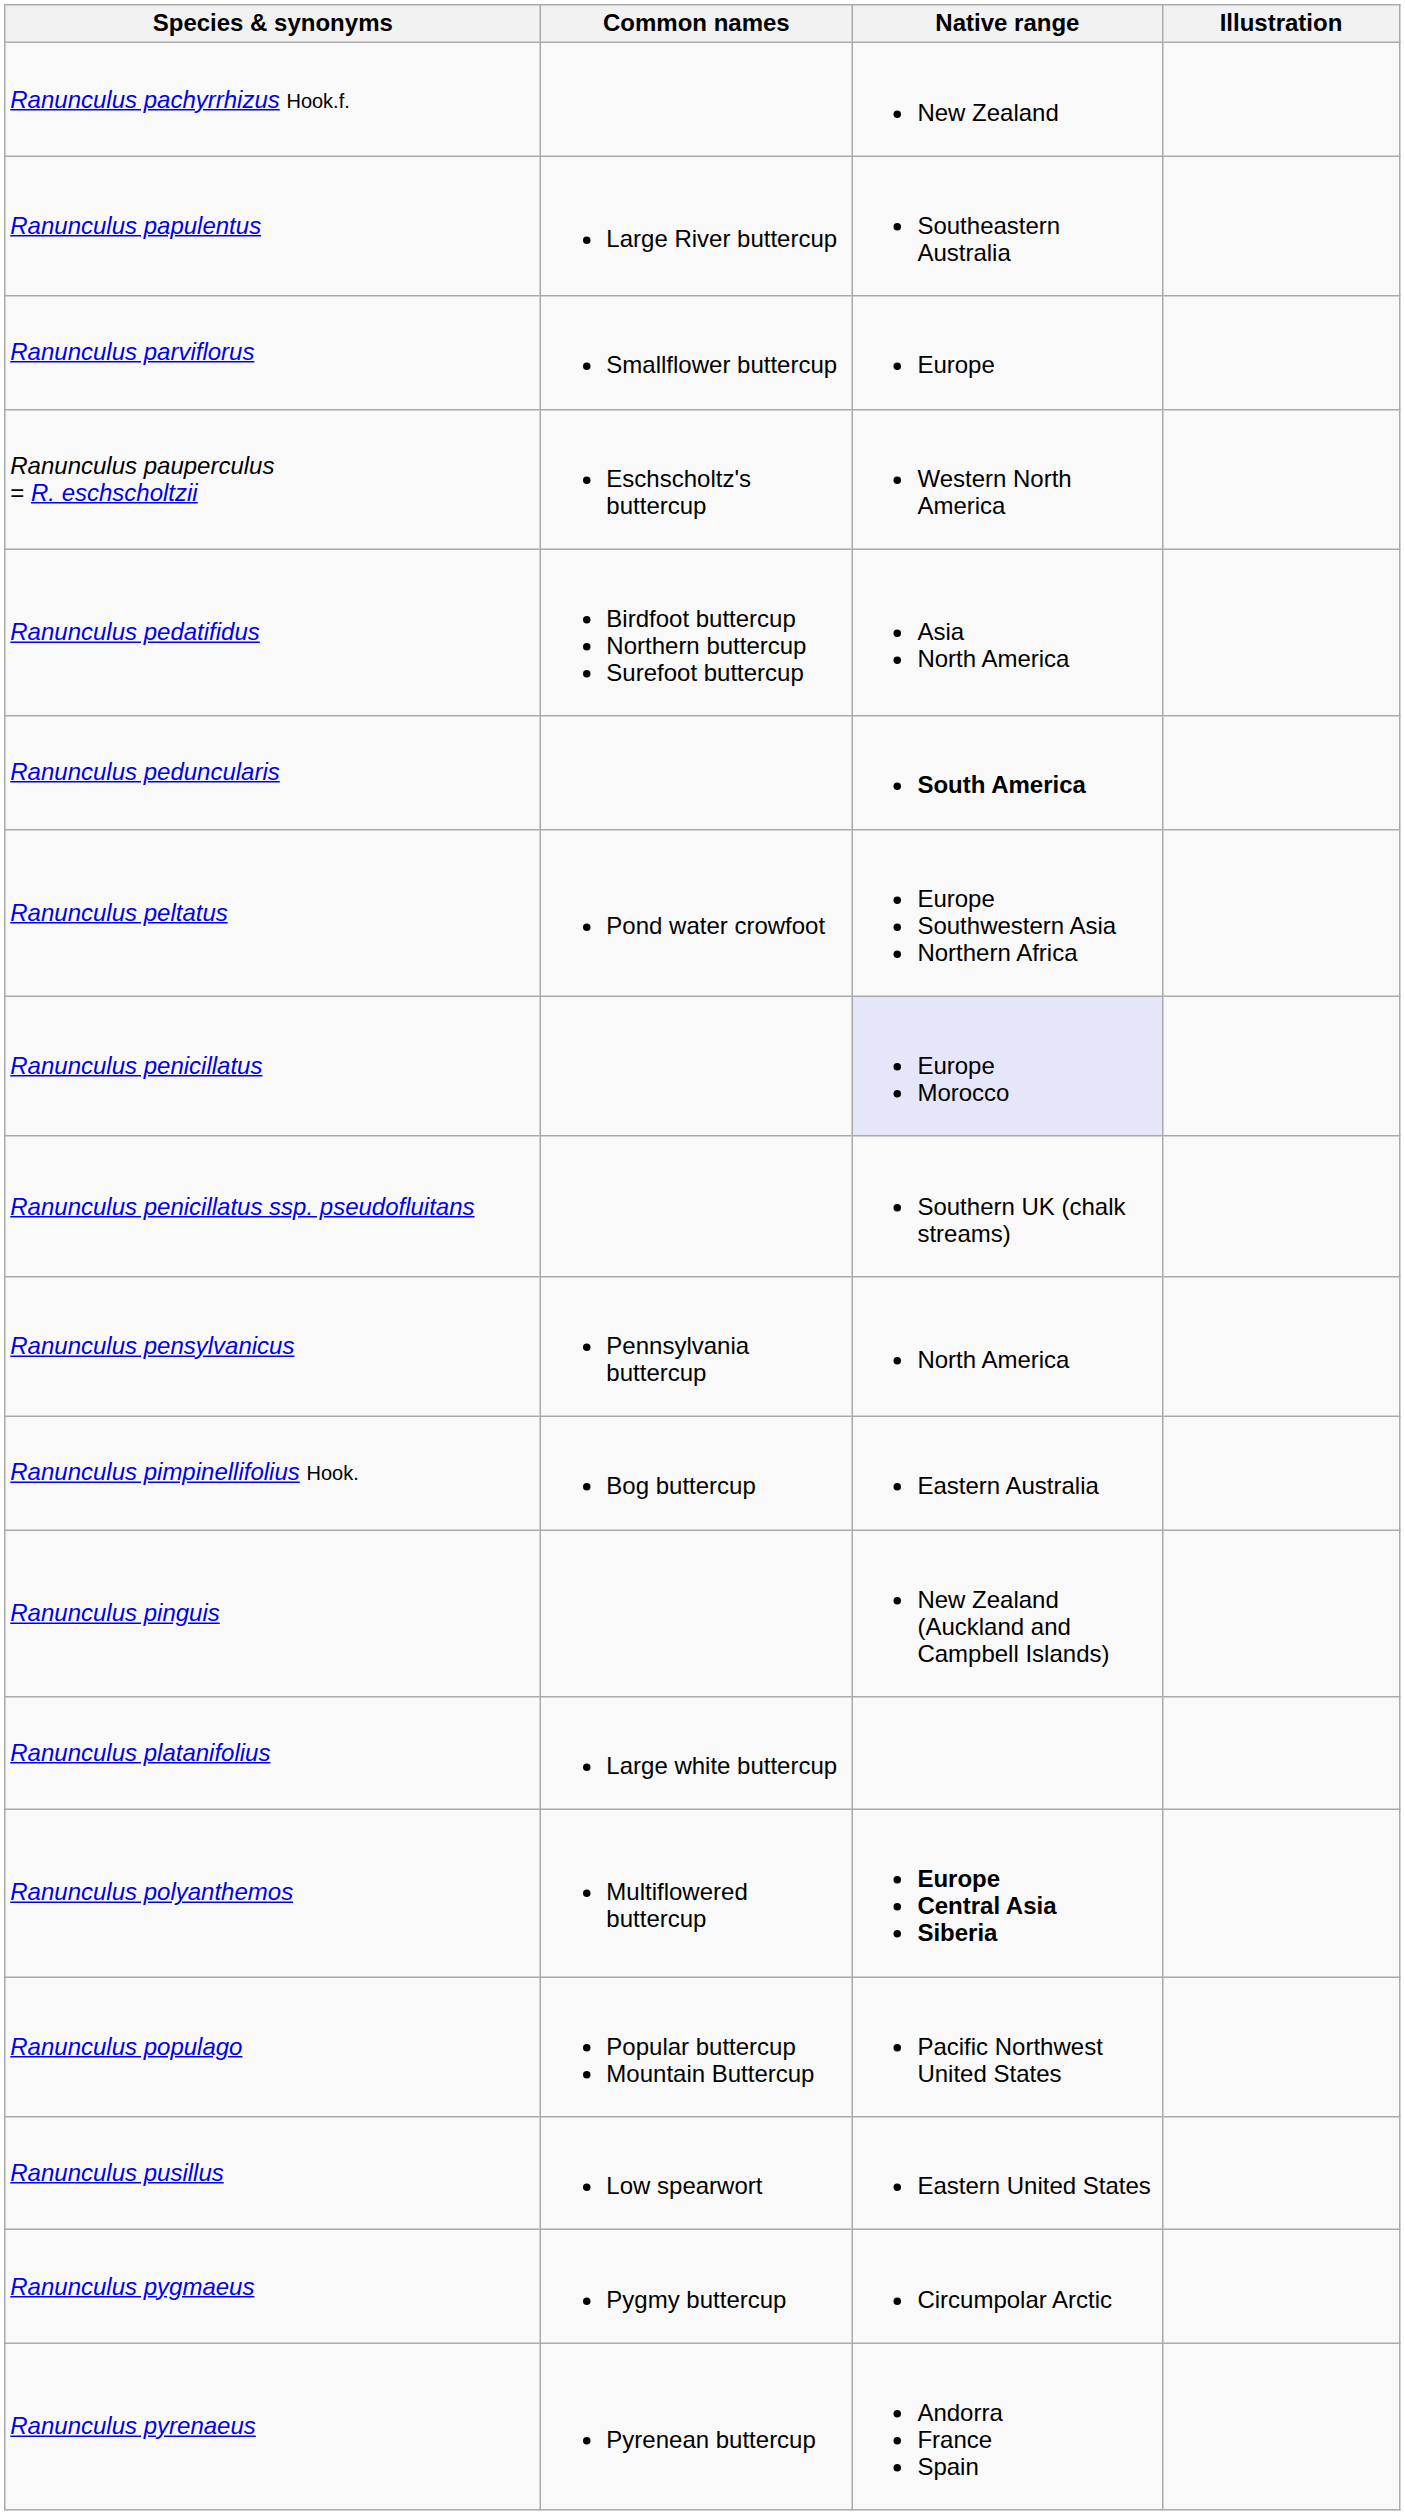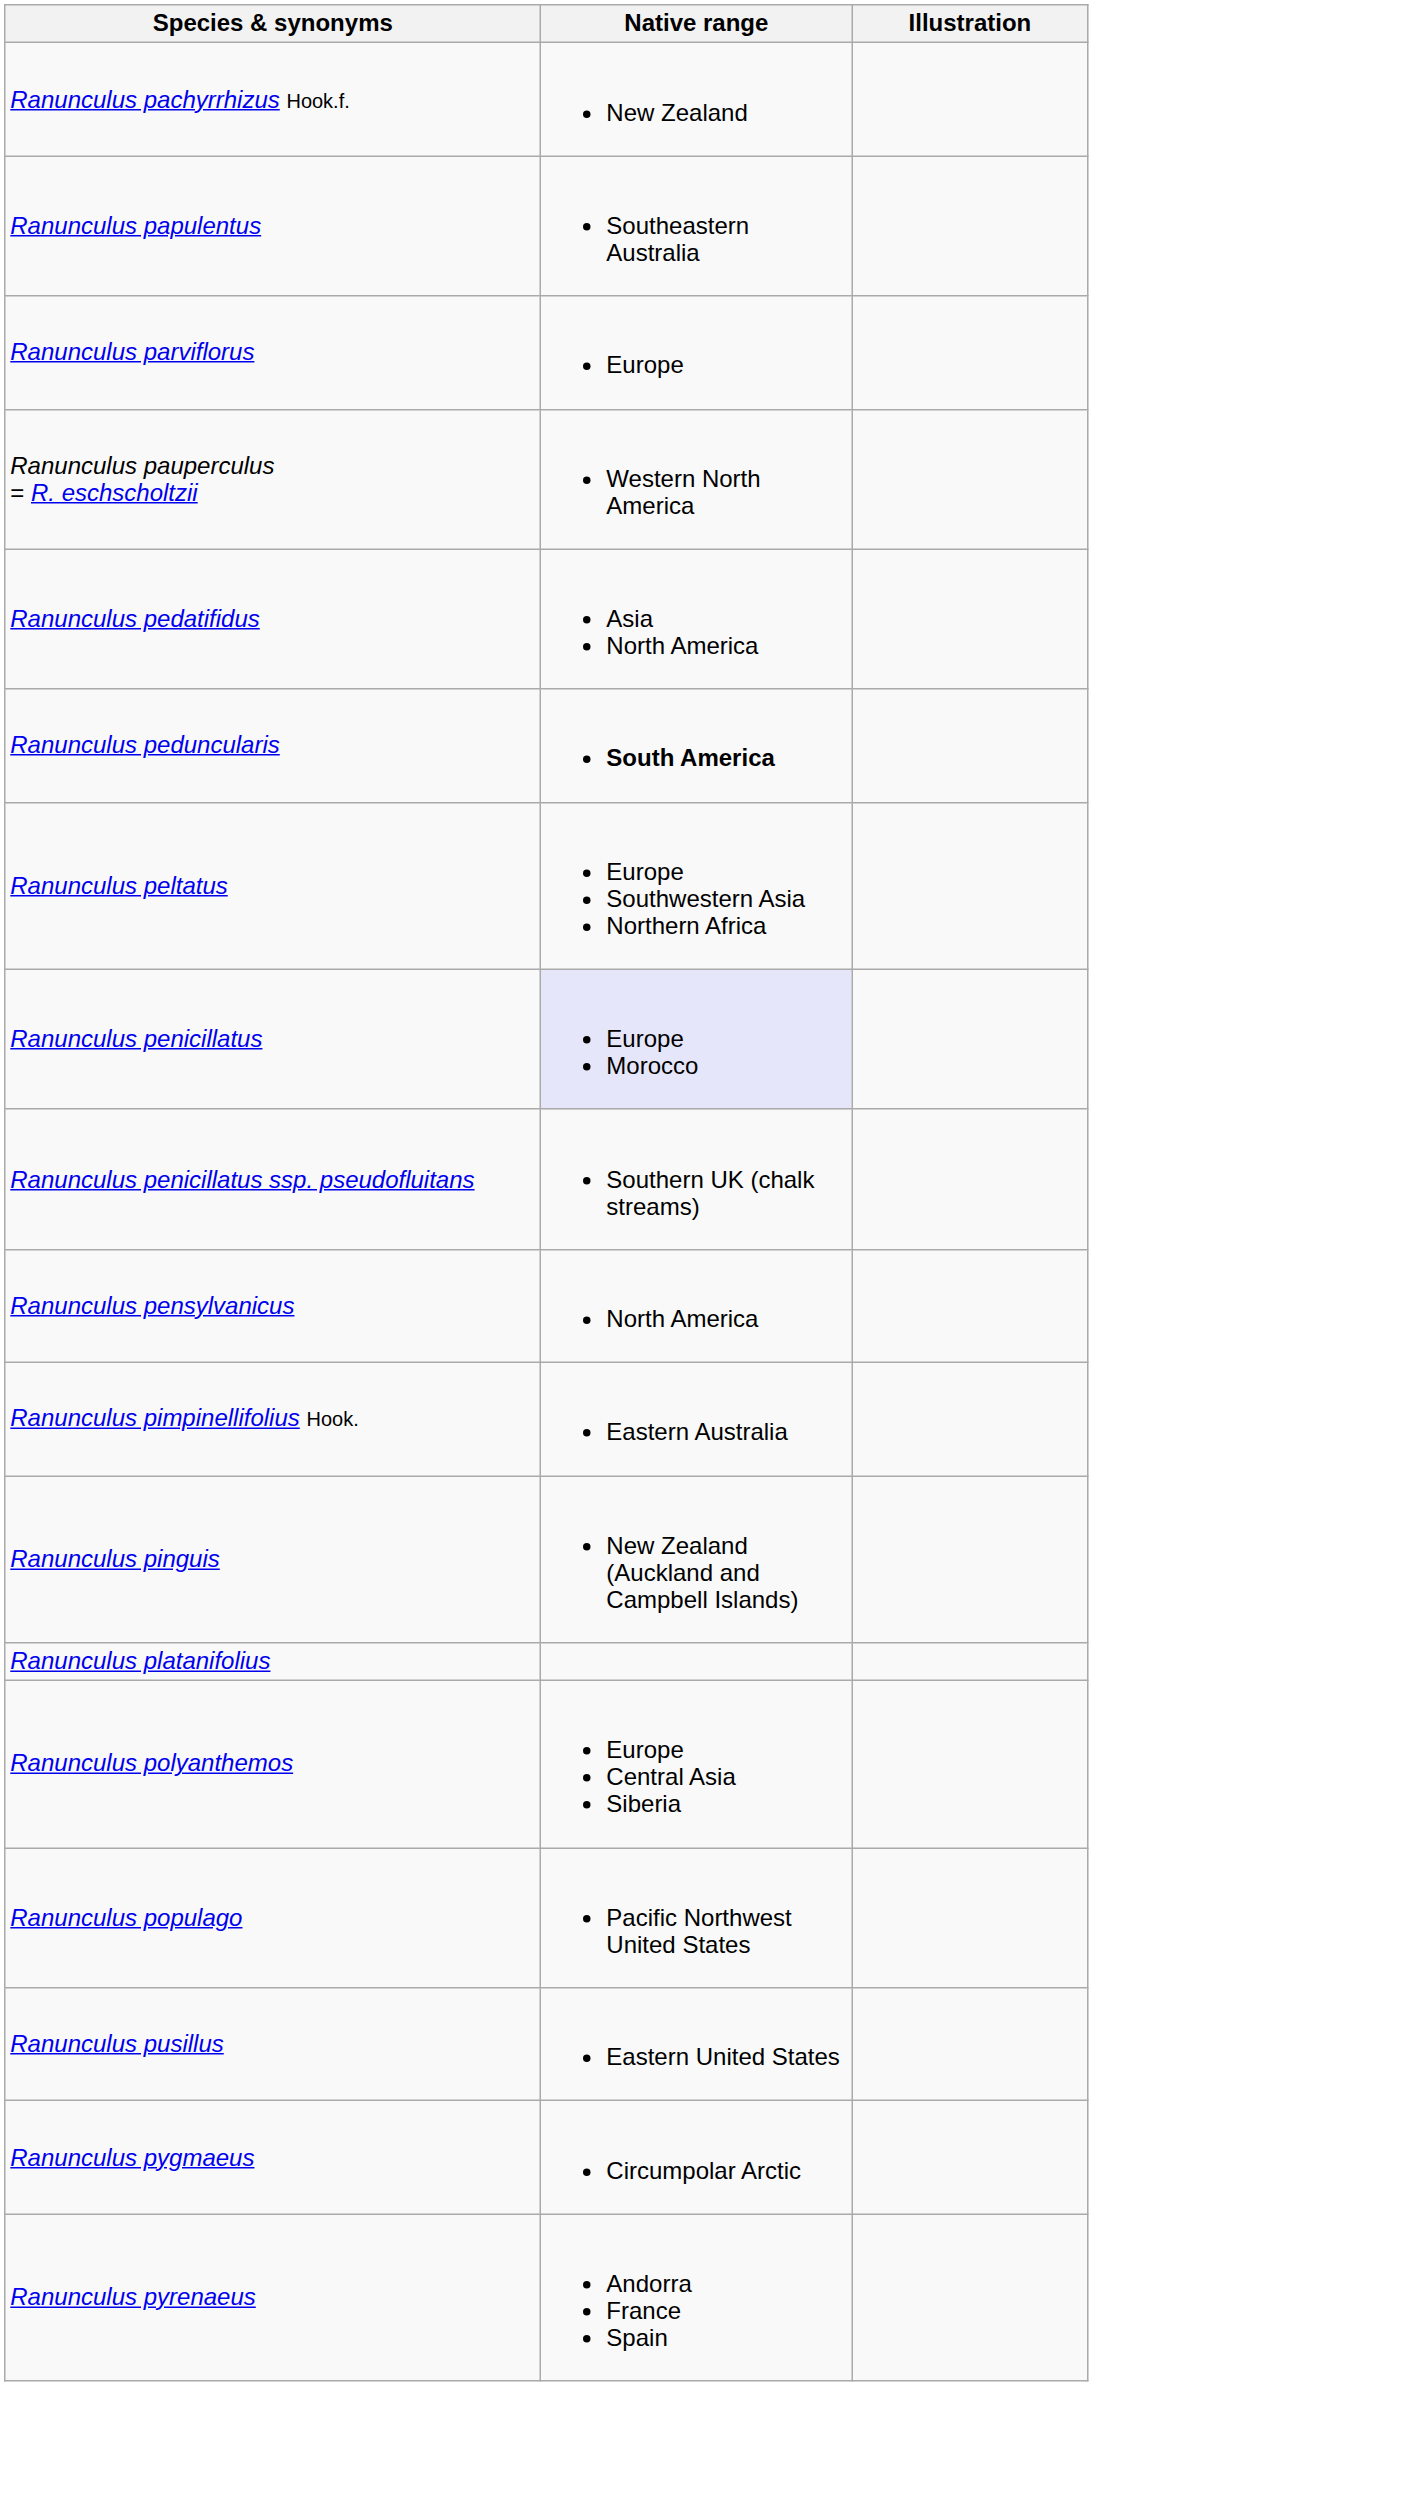- column: (696, 23)
(1007, 1907) bold -> (696, 1778) normal
